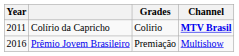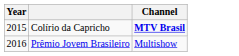- column: (155, 12)
(16, 28) 2011 -> (17, 28) 2015
